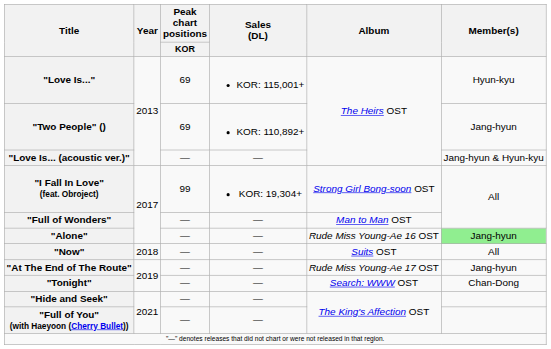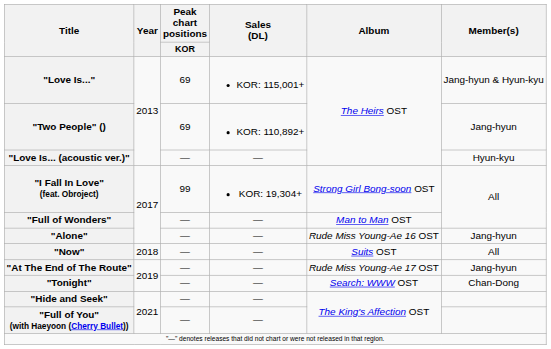(494, 80) Hyun-kyu -> (494, 80) Jang-hyun & Hyun-kyu
(494, 157) Jang-hyun & Hyun-kyu -> (494, 157) Hyun-kyu
(494, 236) lightgreen background -> (494, 236) no background
